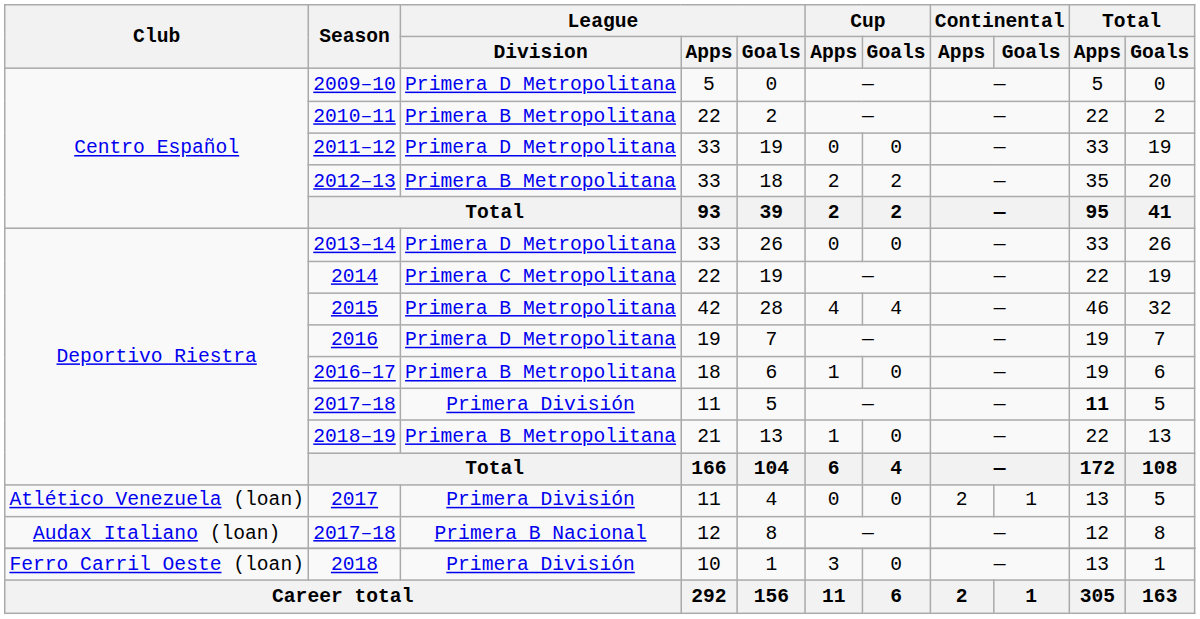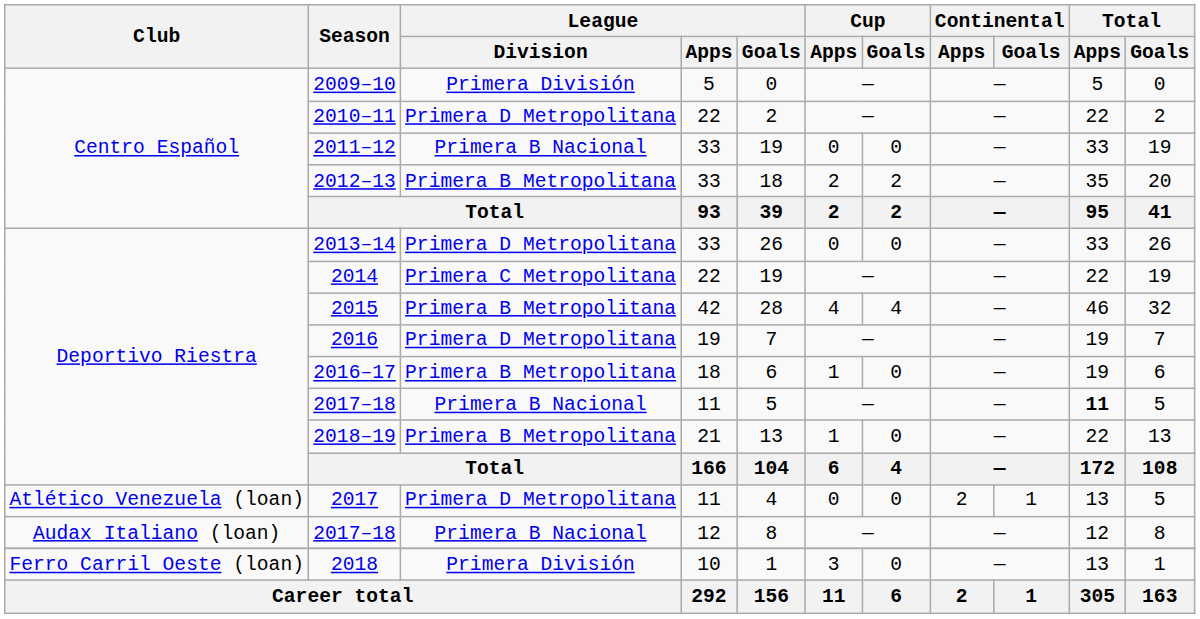(541, 85) Primera D Metropolitana -> (541, 85) Primera División
(541, 117) Primera B Metropolitana -> (541, 117) Primera D Metropolitana
(541, 149) Primera D Metropolitana -> (541, 149) Primera B Nacional
(541, 405) Primera División -> (541, 405) Primera B Nacional
(541, 501) Primera División -> (541, 501) Primera D Metropolitana
